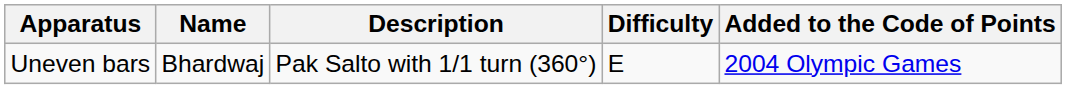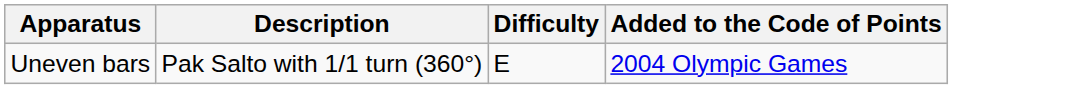- column: (213, 24)
